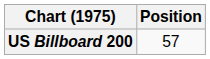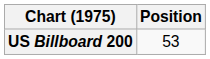(171, 41) 57 -> (171, 41) 53
